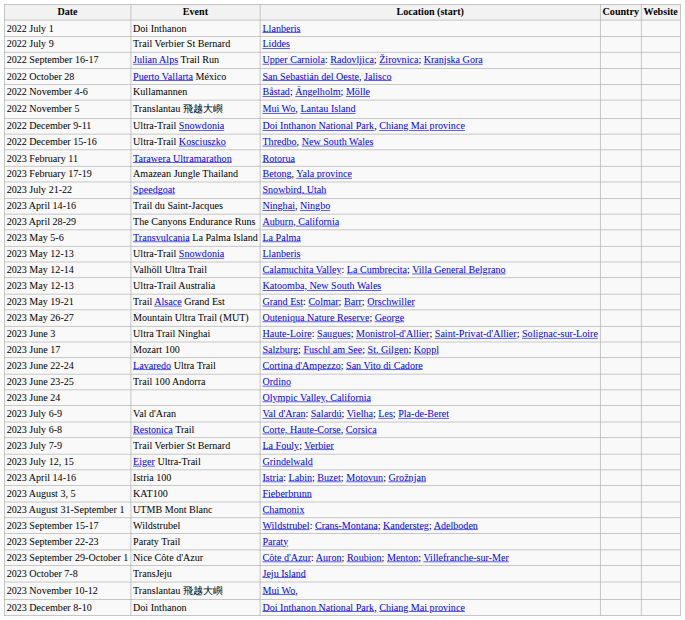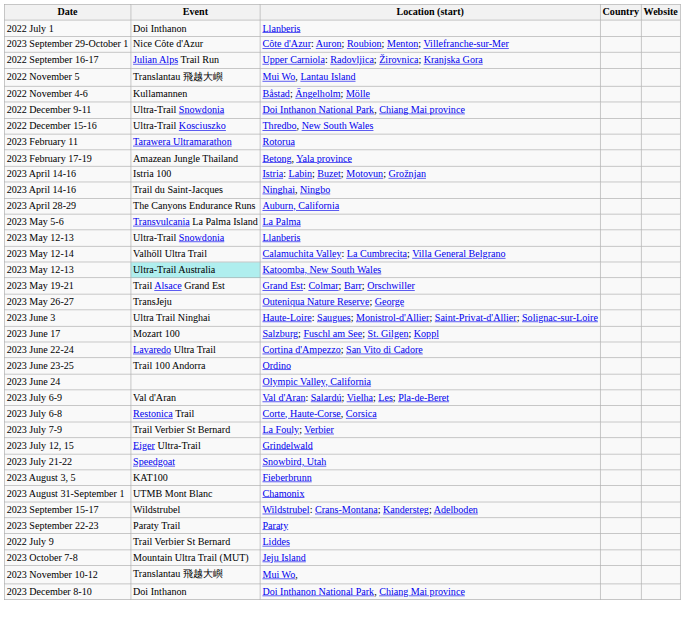rows swapped: (30, 44) <-> (68, 557)
- row: (41, 76)
rows swapped: (47, 92) <-> (43, 109)
rows swapped: (41, 477) <-> (39, 190)
(174, 286) no background -> (174, 270) paleturquoise background
(191, 318) Mountain Ultra Trail (MUT) -> (152, 302) TransJeju
(152, 573) TransJeju -> (191, 557) Mountain Ultra Trail (MUT)
